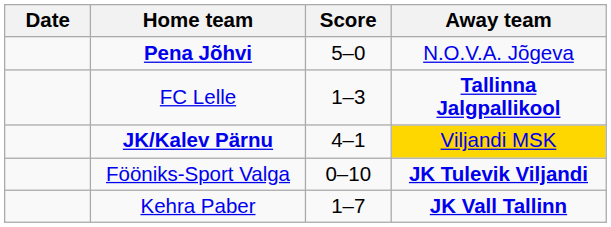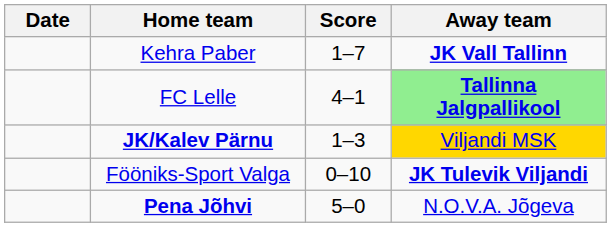rows swapped: (198, 206) <-> (198, 53)
(348, 97) 1–3 -> (348, 97) 4–1
(498, 97) no background -> (498, 97) lightgreen background
(348, 141) 4–1 -> (348, 141) 1–3
